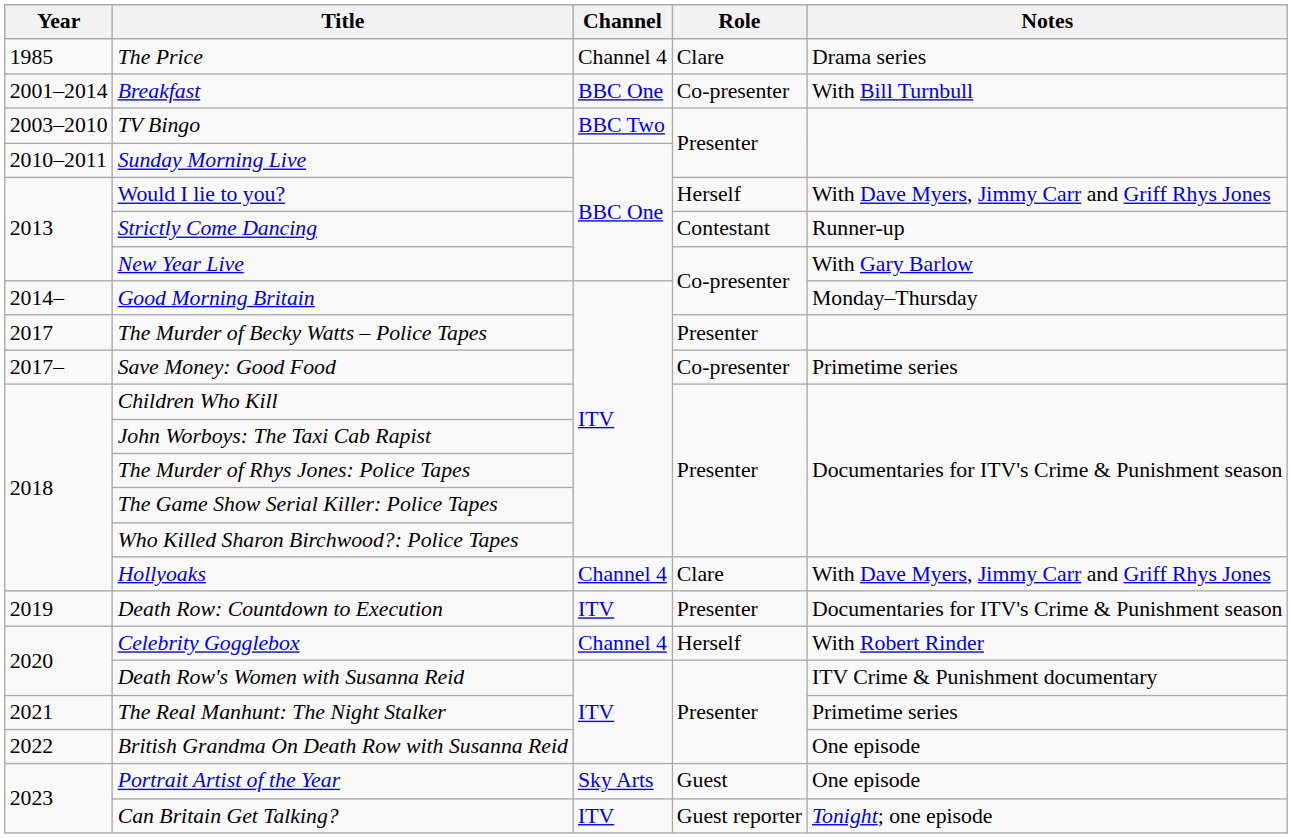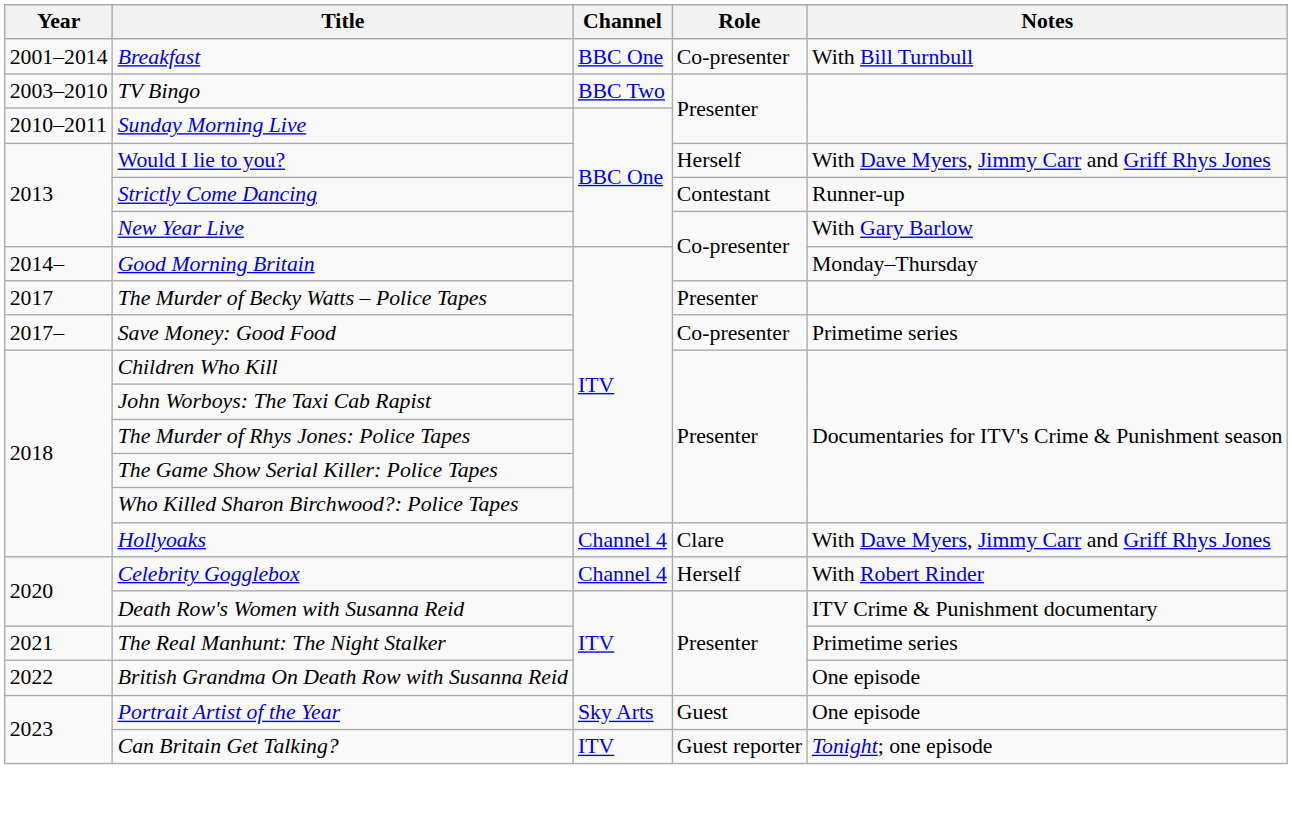- row: (160, 56)
- row: (280, 608)
